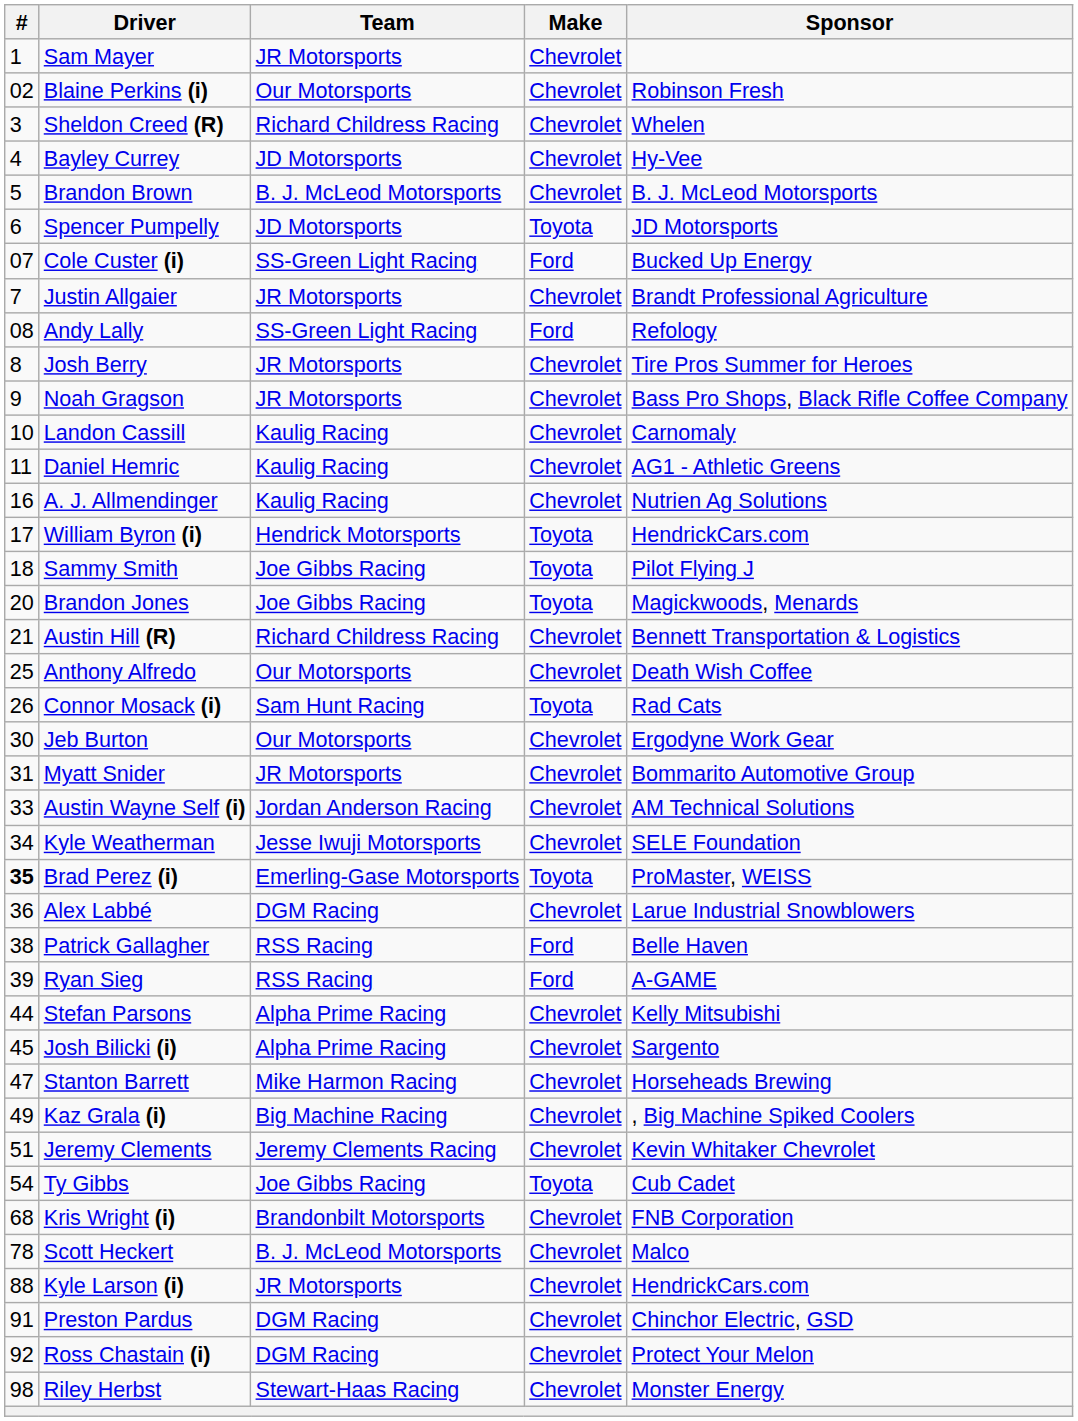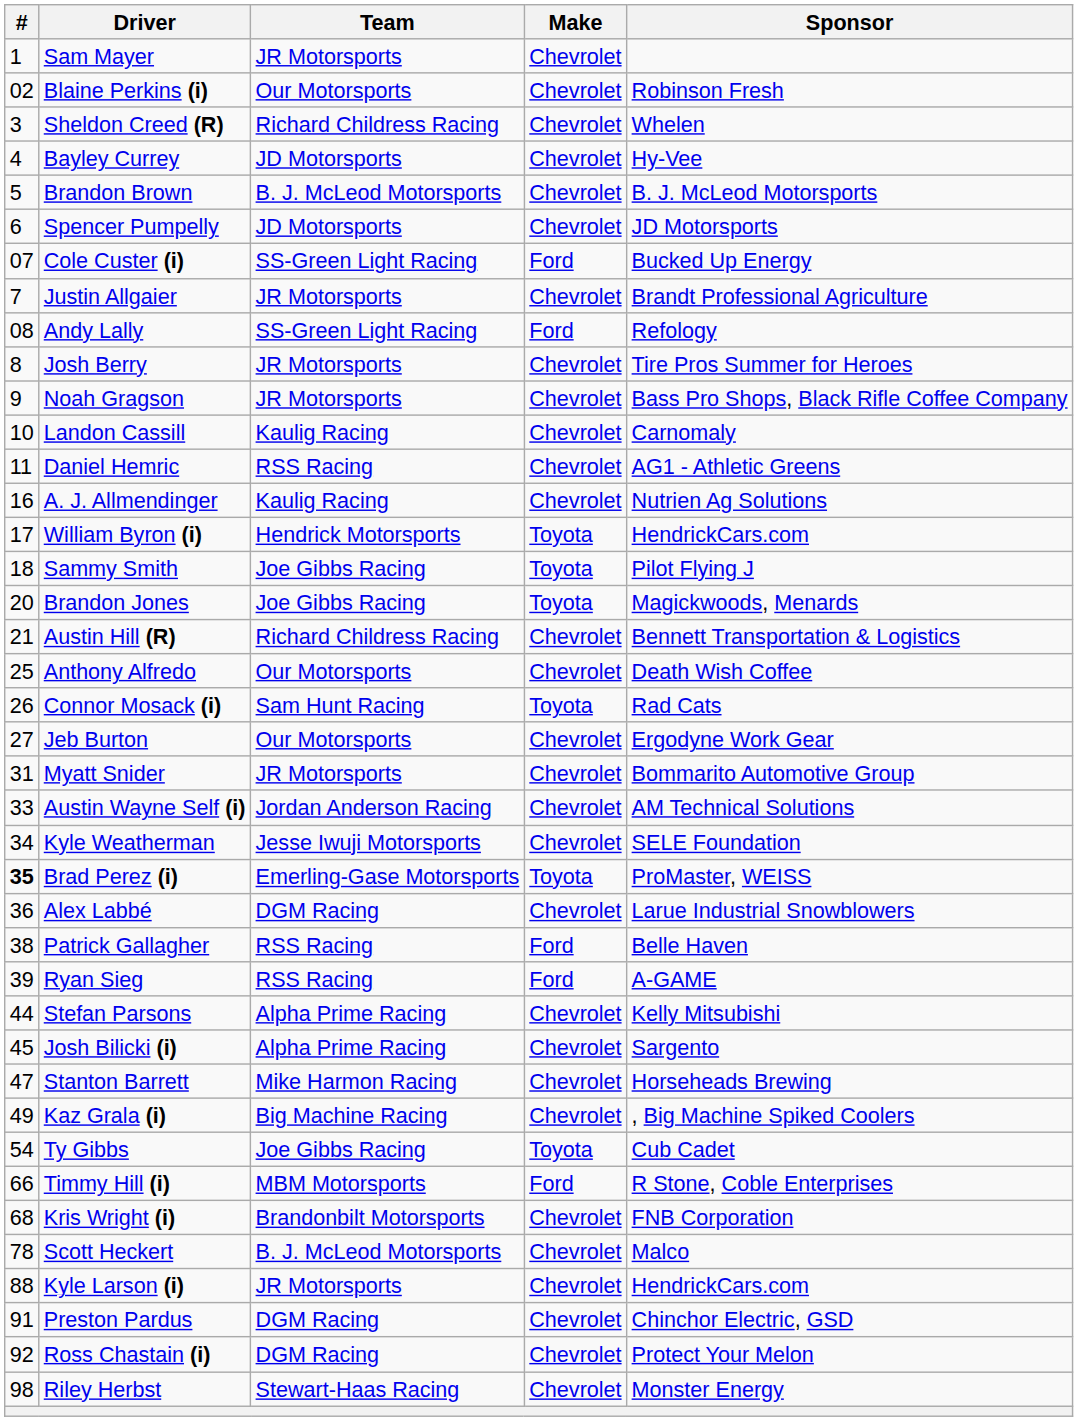(561, 227) Toyota -> (575, 227) Chevrolet
(322, 466) Kaulig Racing -> (314, 466) RSS Racing
(22, 740) 30 -> (22, 740) 27
- row: (128, 1150)
+ row: (107, 1184)
